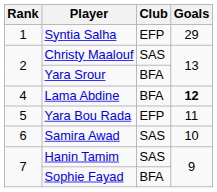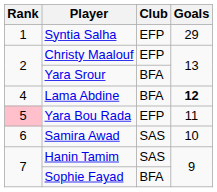(152, 55) SAS -> (152, 55) EFP
(23, 116) no background -> (23, 116) pink background
